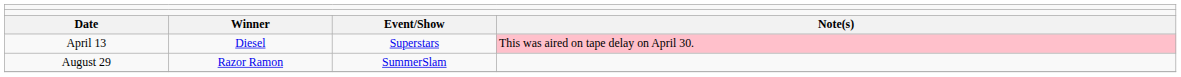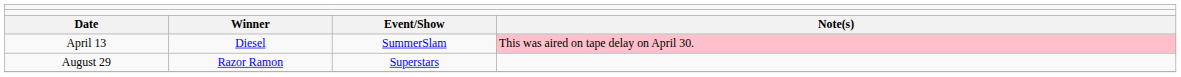(414, 43) Superstars -> (414, 43) SummerSlam
(414, 62) SummerSlam -> (414, 62) Superstars
